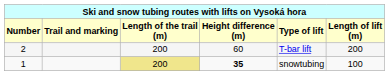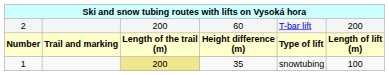rows swapped: (23, 31) <-> (23, 50)
(238, 64) bold -> (238, 64) normal
